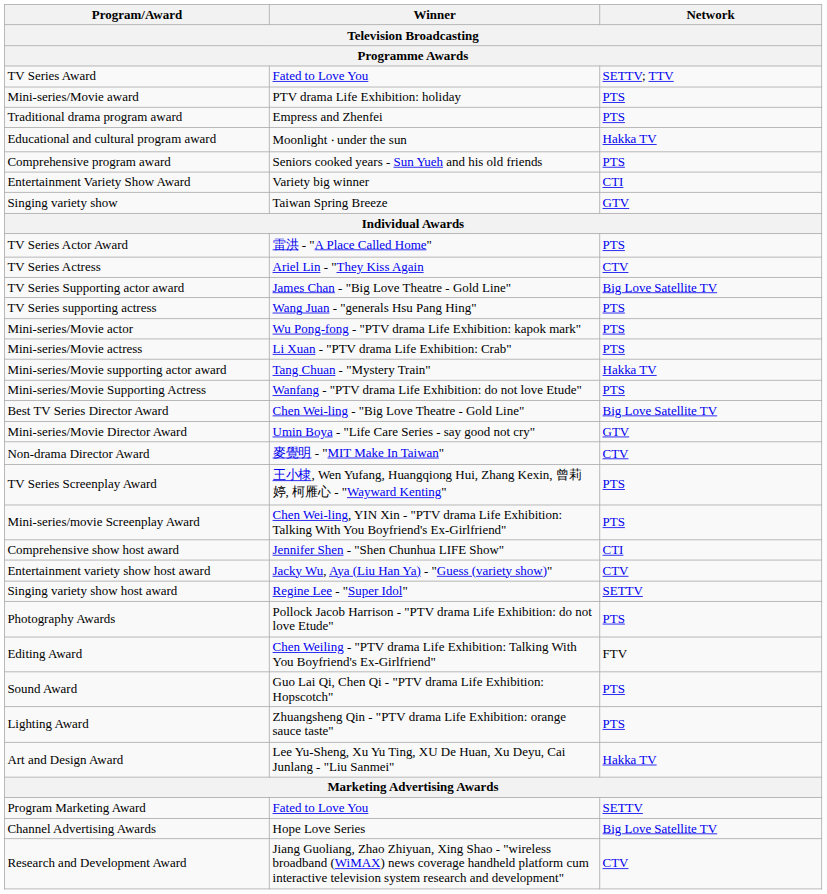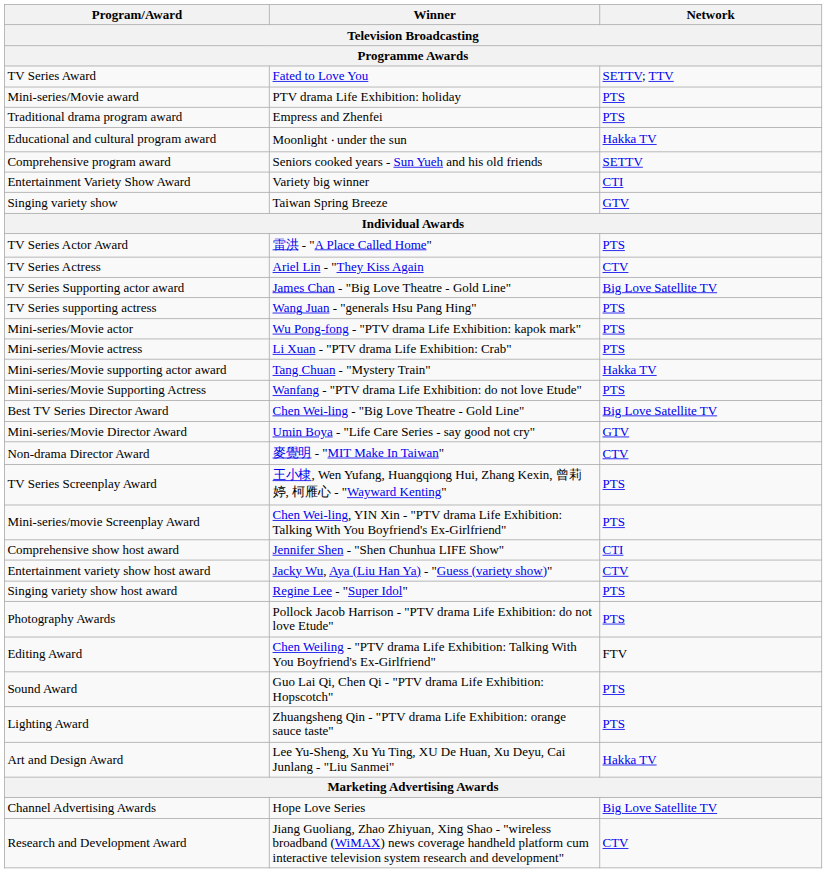(614, 161) PTS -> (623, 161) SETTV
(623, 591) SETTV -> (614, 591) PTS
- row: (77, 808)
